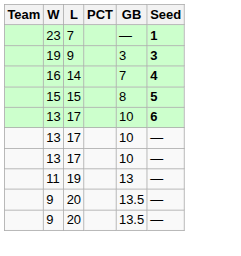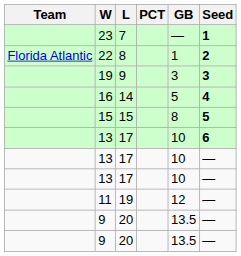+ row: (106, 55)
(123, 76) 7 -> (175, 96) 5
(126, 179) 13 -> (178, 199) 12
